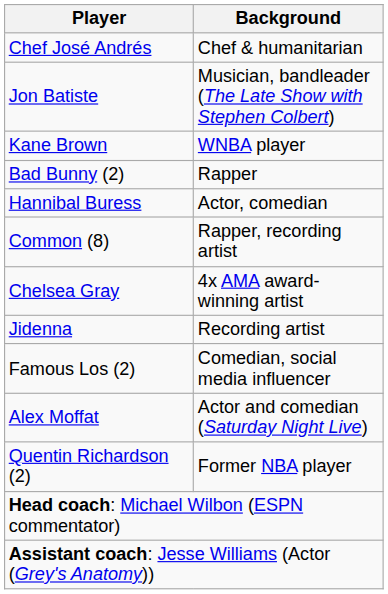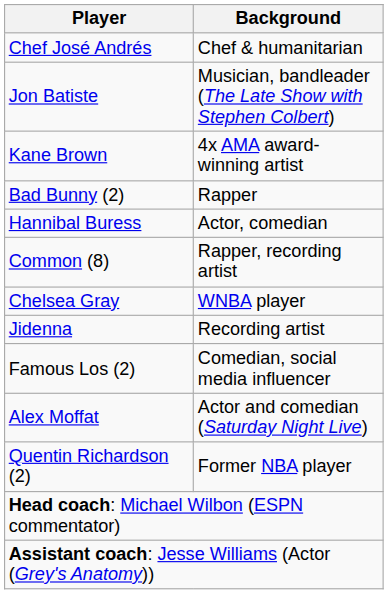(252, 145) WNBA player -> (259, 155) 4x AMA award-winning artist
(259, 290) 4x AMA award-winning artist -> (252, 300) WNBA player
